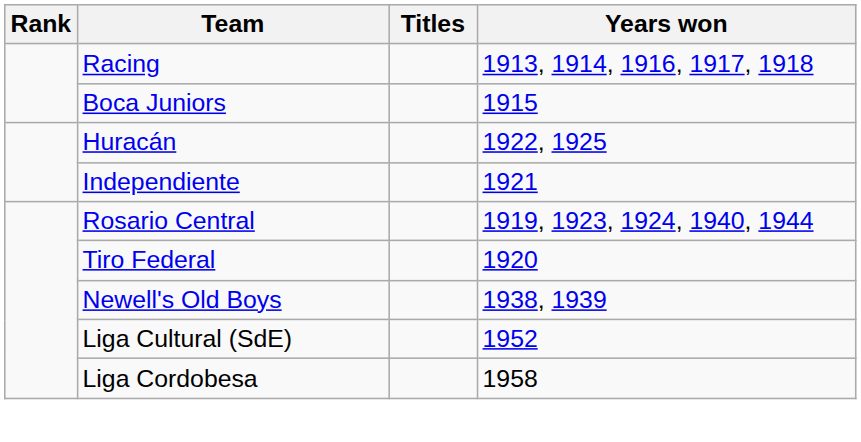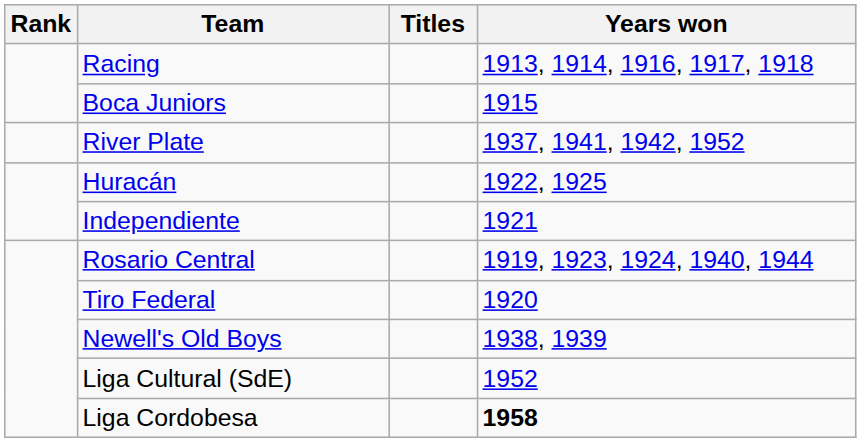+ row: (143, 142)
(510, 378) normal -> (510, 417) bold
